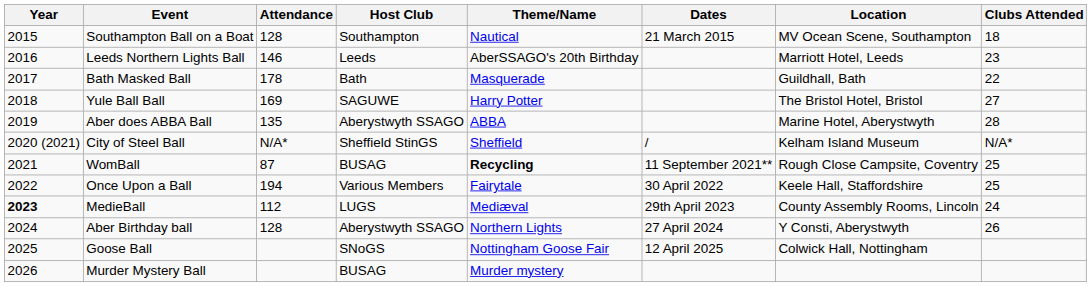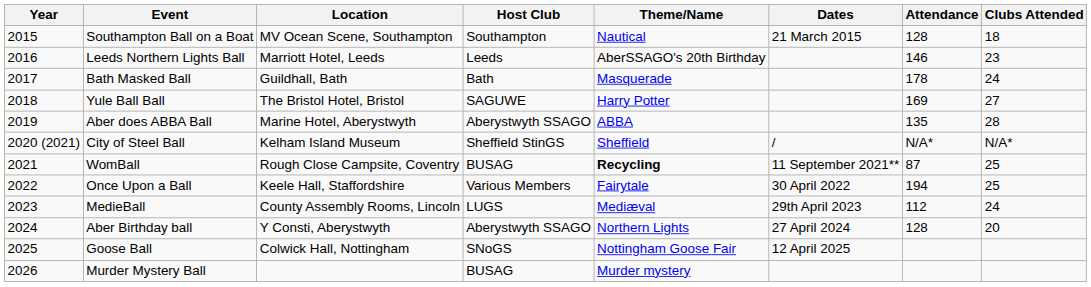columns swapped: (878, 15) <-> (296, 15)
(992, 79) 22 -> (992, 79) 24
(22, 206) bold -> (22, 206) normal
(992, 228) 26 -> (992, 228) 20
